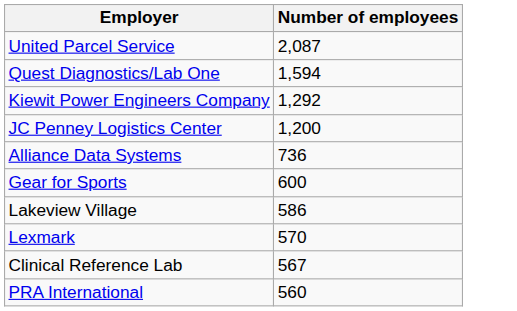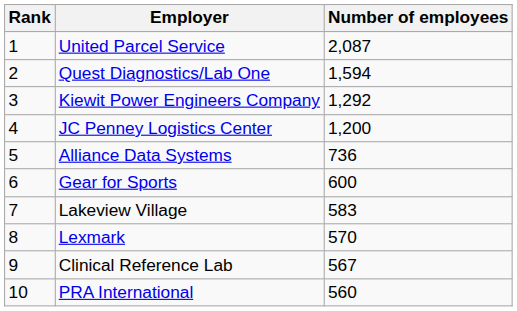+ column: (30, 18)
(292, 210) 586 -> (342, 210) 583
